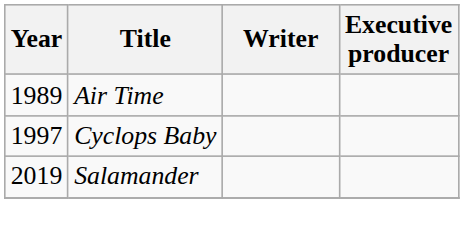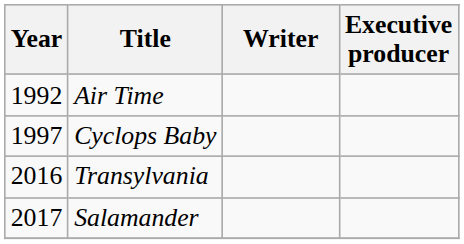(37, 94) 1989 -> (37, 94) 1992
+ row: (141, 176)
(37, 176) 2019 -> (37, 217) 2017
